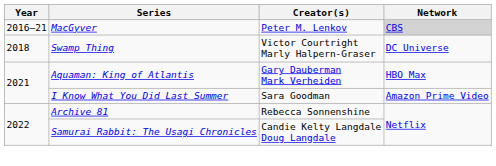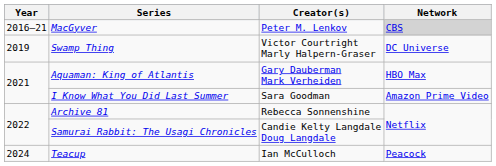(18, 49) 2018 -> (18, 49) 2019
+ row: (68, 153)
